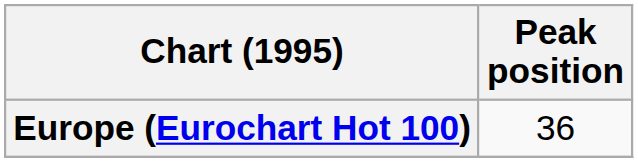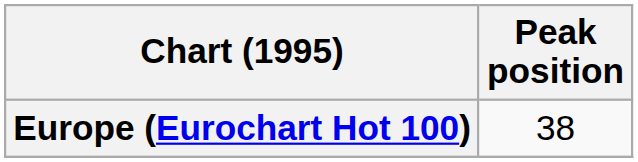(556, 127) 36 -> (556, 127) 38
